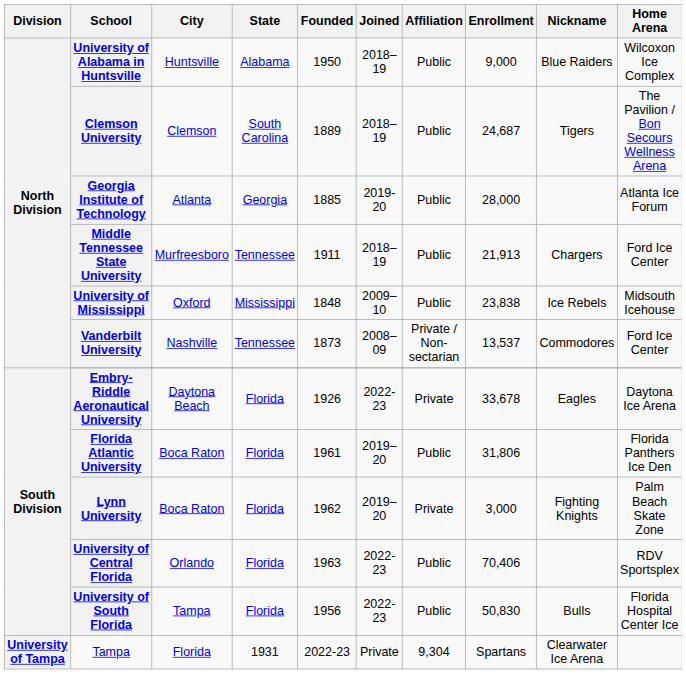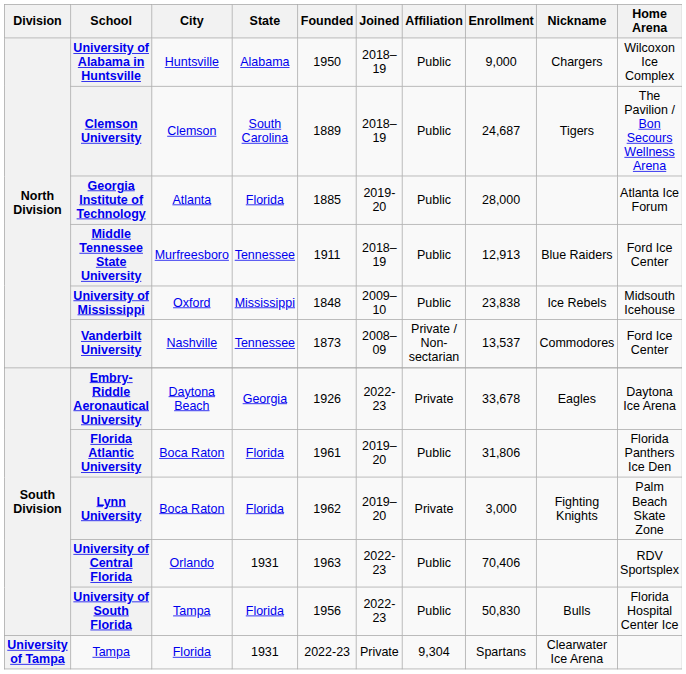(577, 62) Blue Raiders -> (577, 62) Chargers
(265, 200) Georgia -> (265, 200) Florida
(501, 255) 21,913 -> (501, 255) 12,913
(577, 255) Chargers -> (577, 255) Blue Raiders
(265, 398) Florida -> (265, 398) Georgia
(265, 563) Florida -> (265, 563) 1931
